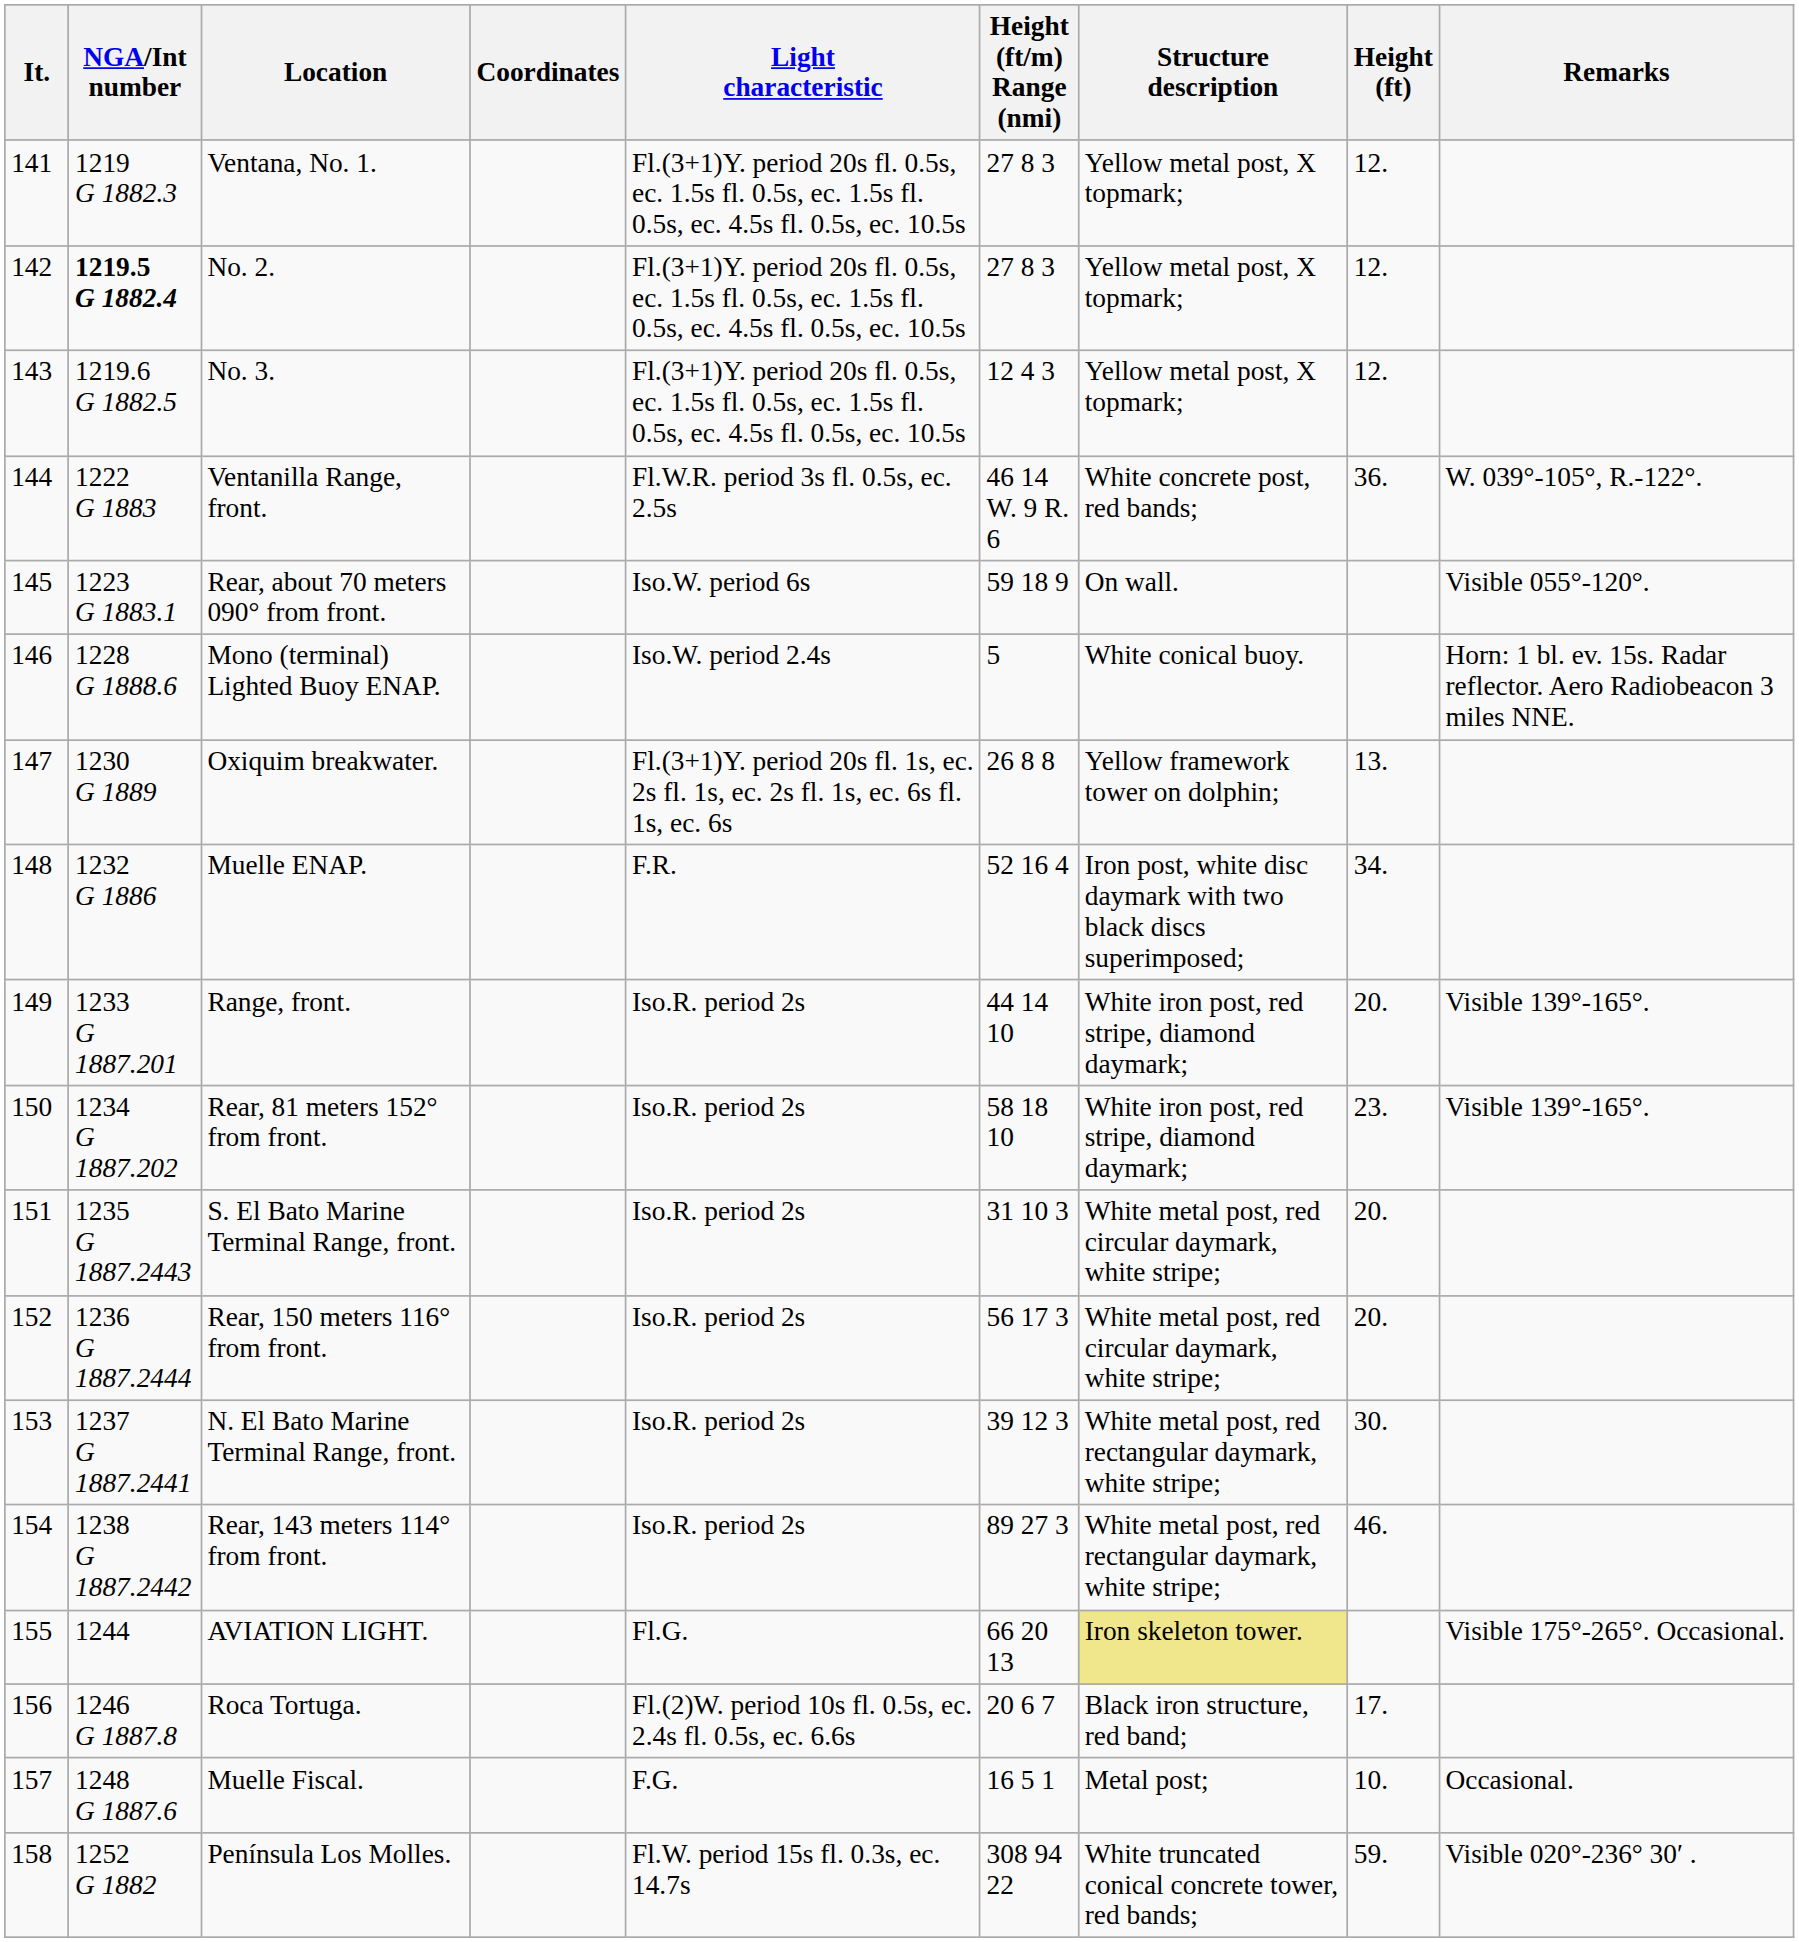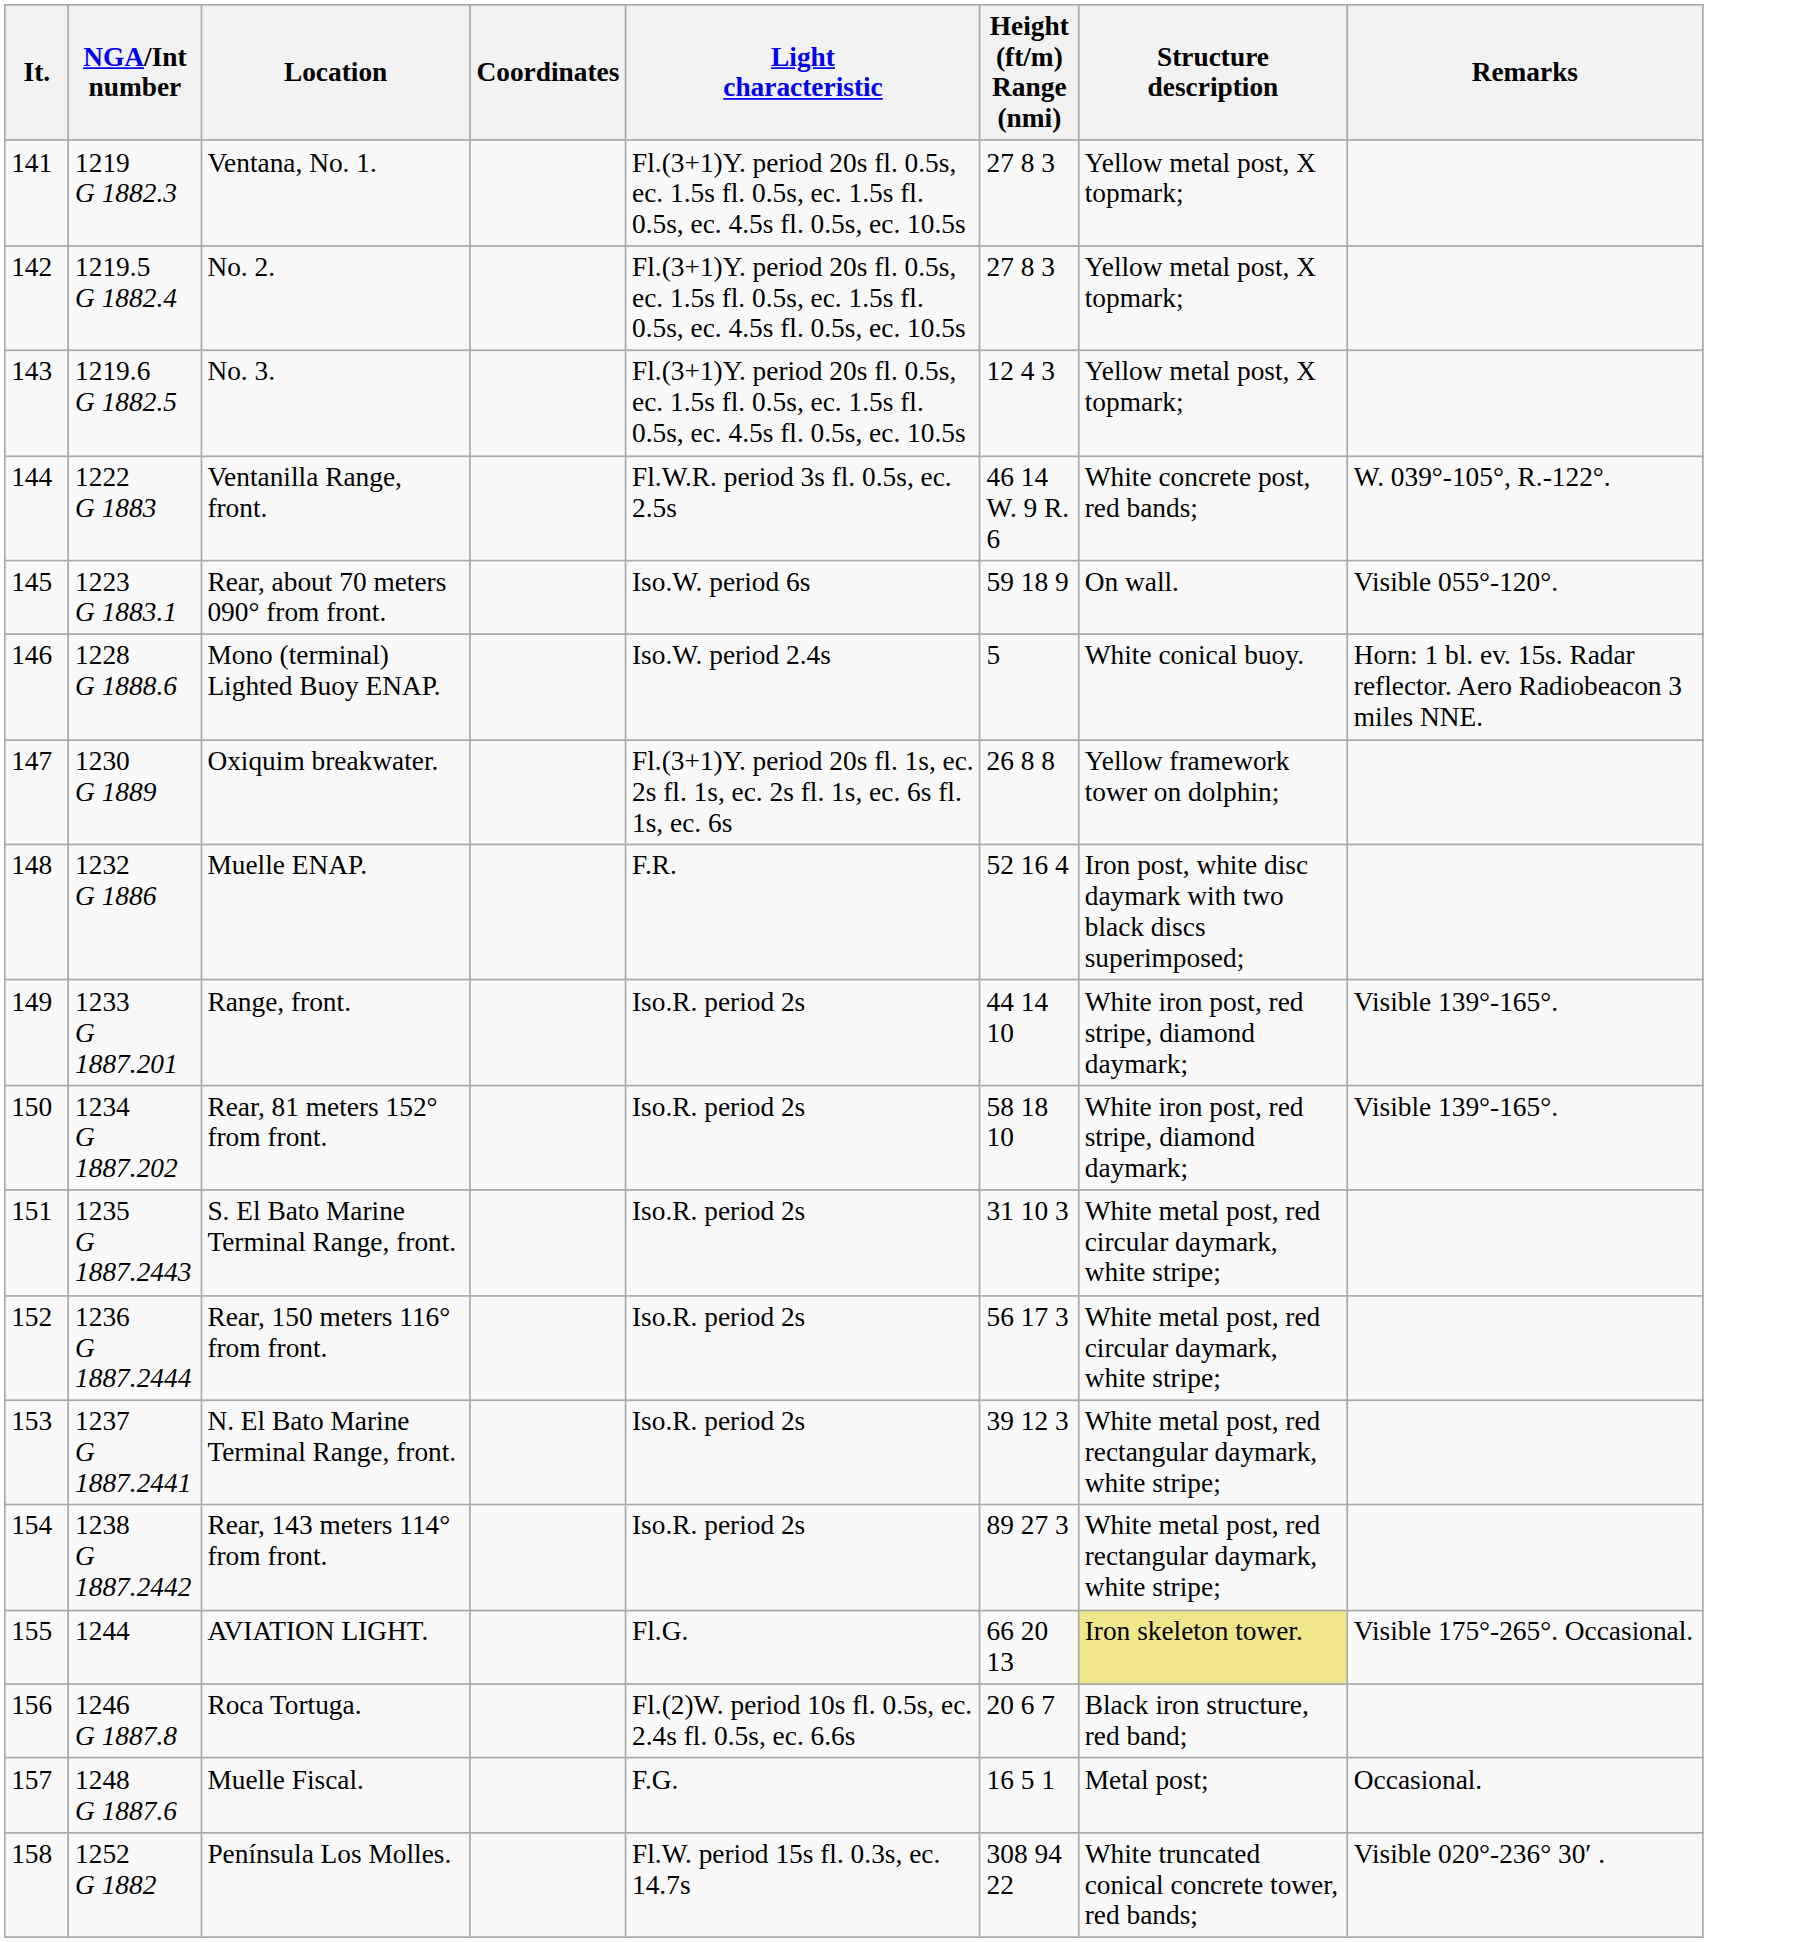- column: (1393, 72)
(126, 282) bold -> (126, 282) normal
